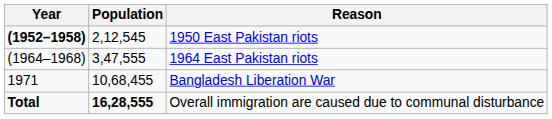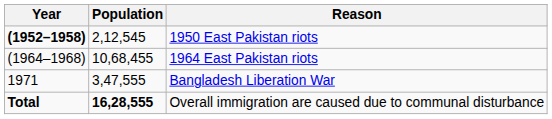(119, 59) 3,47,555 -> (123, 59) 10,68,455
(123, 80) 10,68,455 -> (119, 80) 3,47,555
